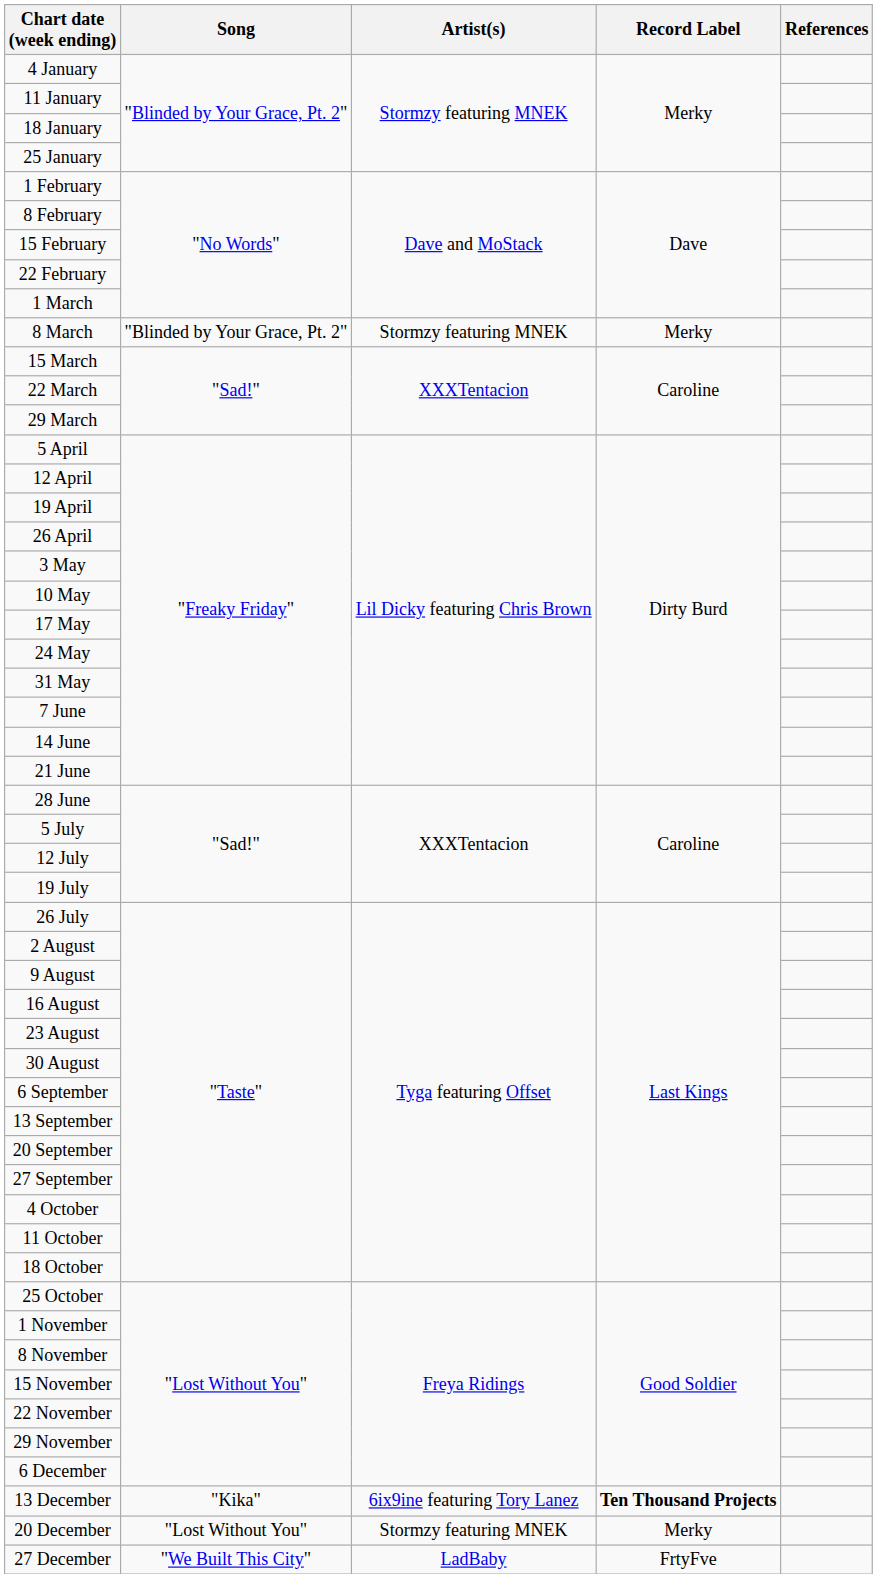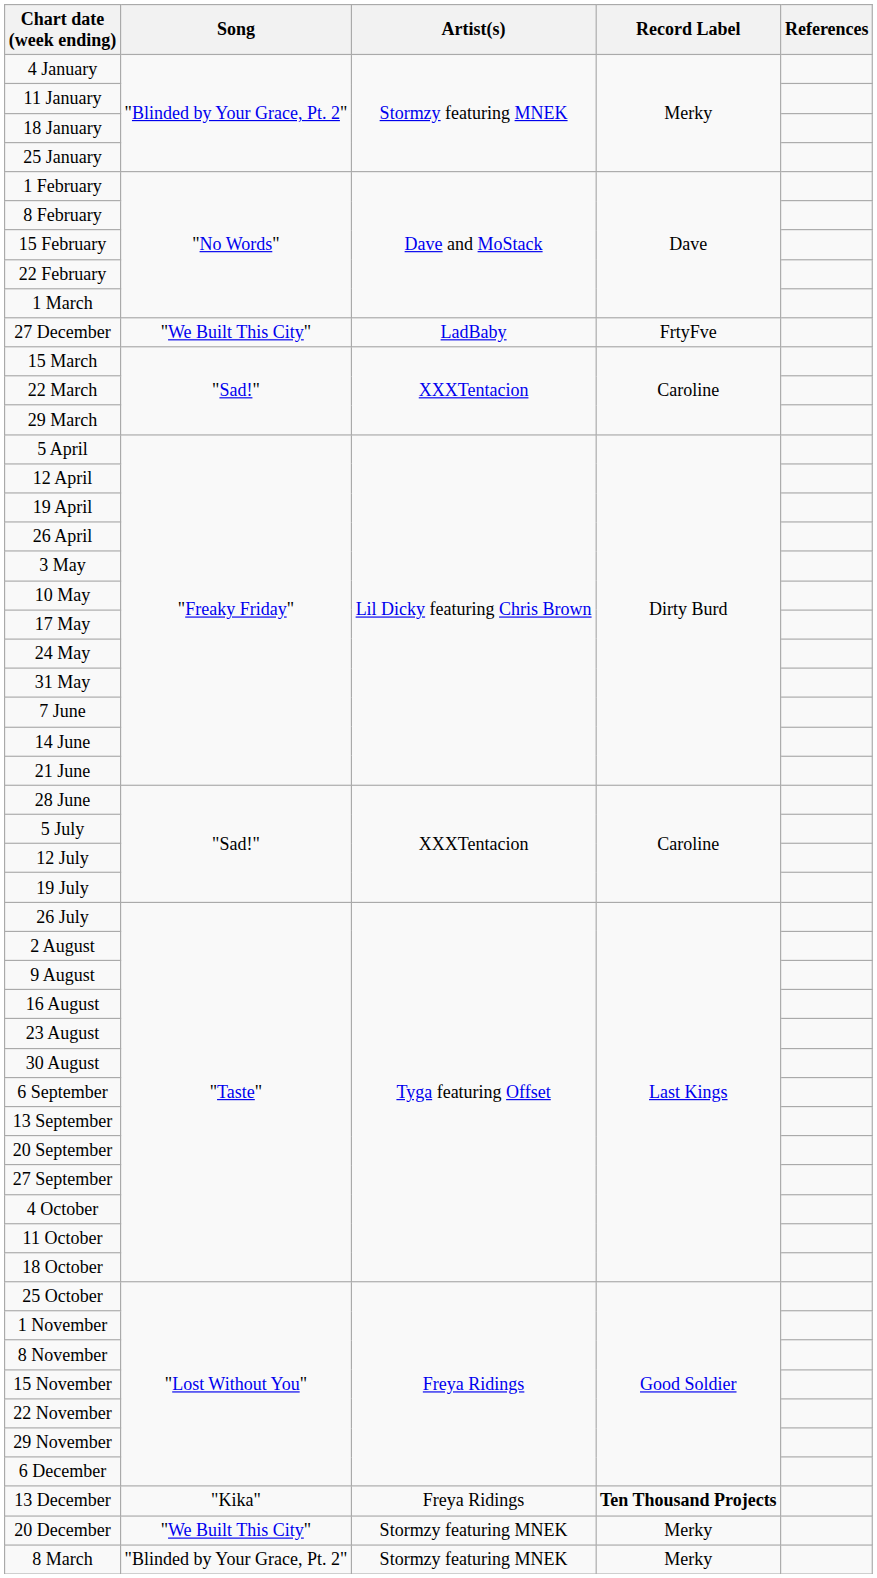rows swapped: (62, 331) <-> (62, 1558)
(474, 1500) 6ix9ine featuring Tory Lanez -> (474, 1500) Freya Ridings
(236, 1529) "Lost Without You" -> (236, 1529) "We Built This City"
